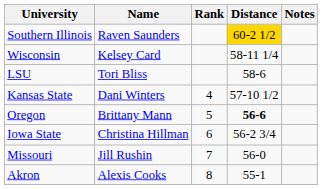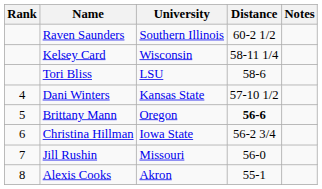columns swapped: (209, 14) <-> (50, 14)
(254, 34) gold background -> (254, 34) no background
